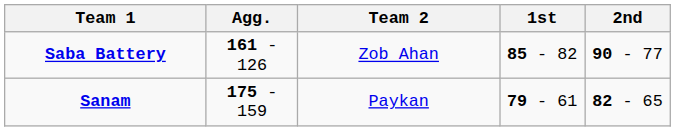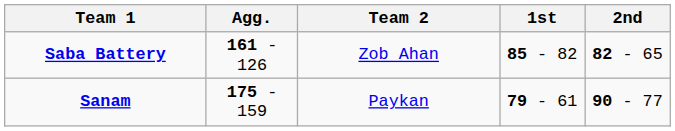(628, 55) 90 - 77 -> (628, 55) 82 - 65
(628, 102) 82 - 65 -> (628, 102) 90 - 77
